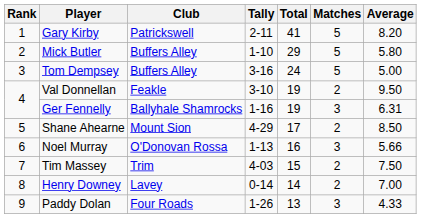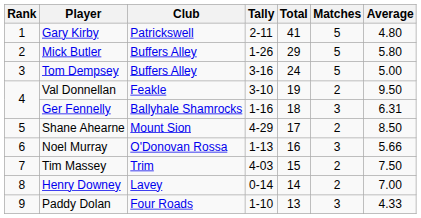(390, 33) 8.20 -> (390, 33) 4.80
(261, 52) 1-10 -> (261, 52) 1-26
(294, 109) 19 -> (294, 109) 18
(261, 204) 1-26 -> (261, 204) 1-10
